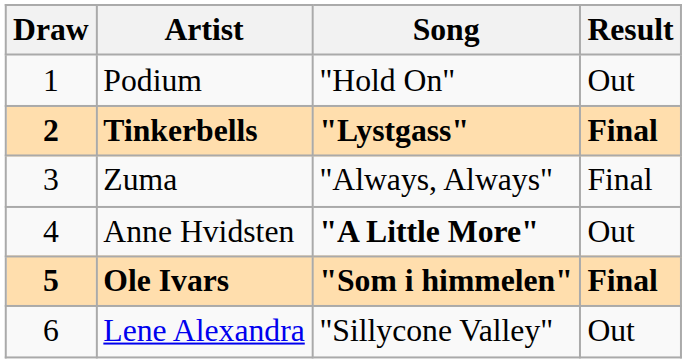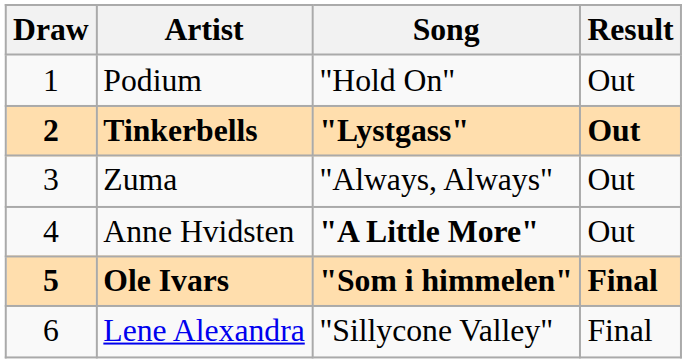(623, 130) Final -> (614, 130) Out
(620, 180) Final -> (611, 180) Out
(611, 331) Out -> (620, 331) Final
